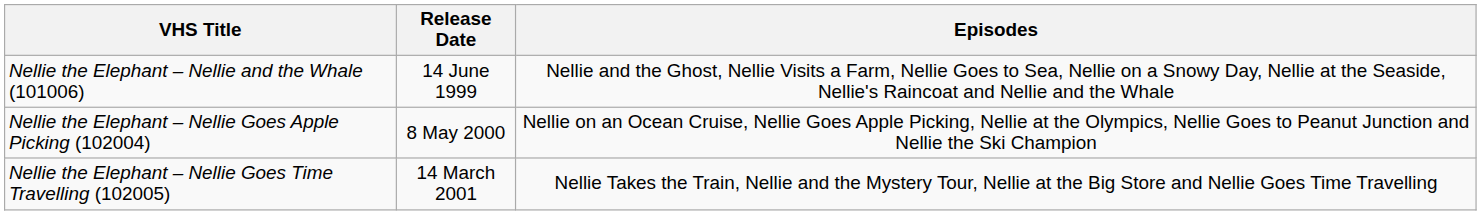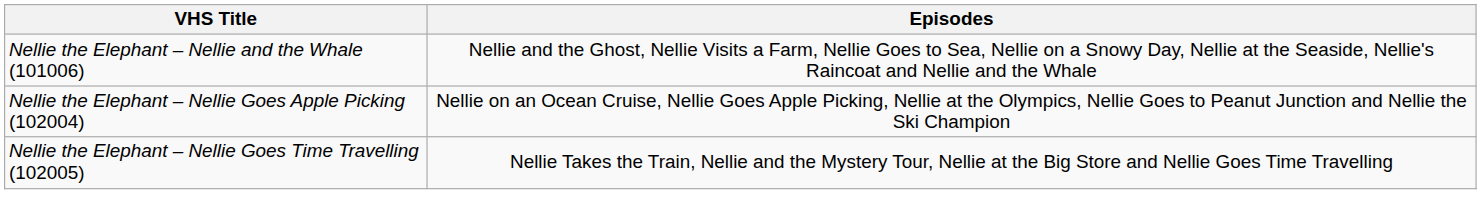- column: (456, 30)
